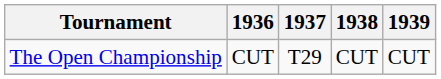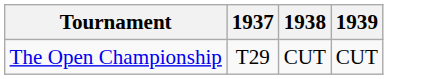- column: (253, 22)
